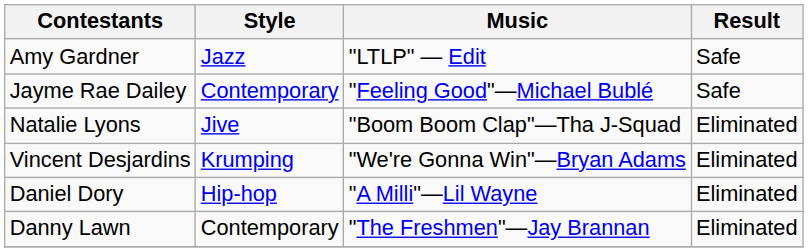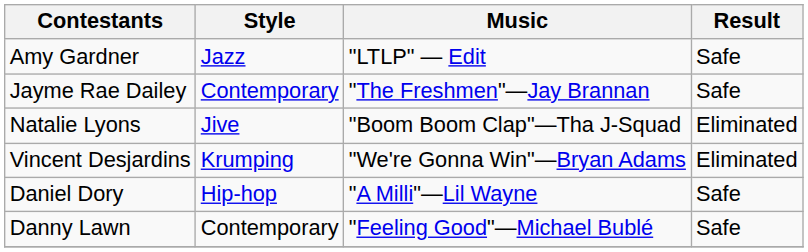(501, 90) "Feeling Good"—Michael Bublé -> (499, 90) "The Freshmen"—Jay Brannan
(747, 194) Eliminated -> (718, 194) Safe
(499, 228) "The Freshmen"—Jay Brannan -> (501, 228) "Feeling Good"—Michael Bublé
(747, 228) Eliminated -> (718, 228) Safe
